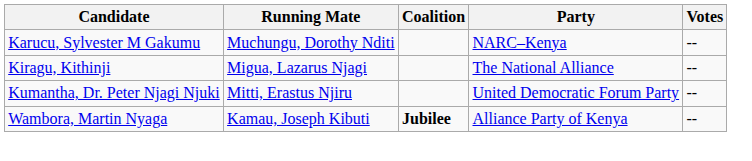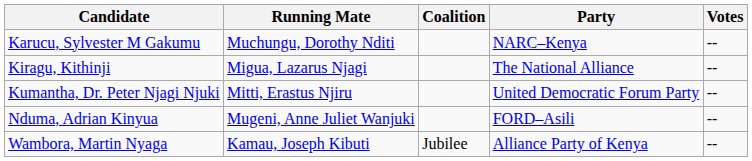+ row: (83, 118)
(426, 118) bold -> (445, 144) normal
